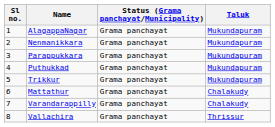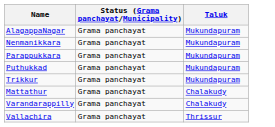- column: (15, 15)
